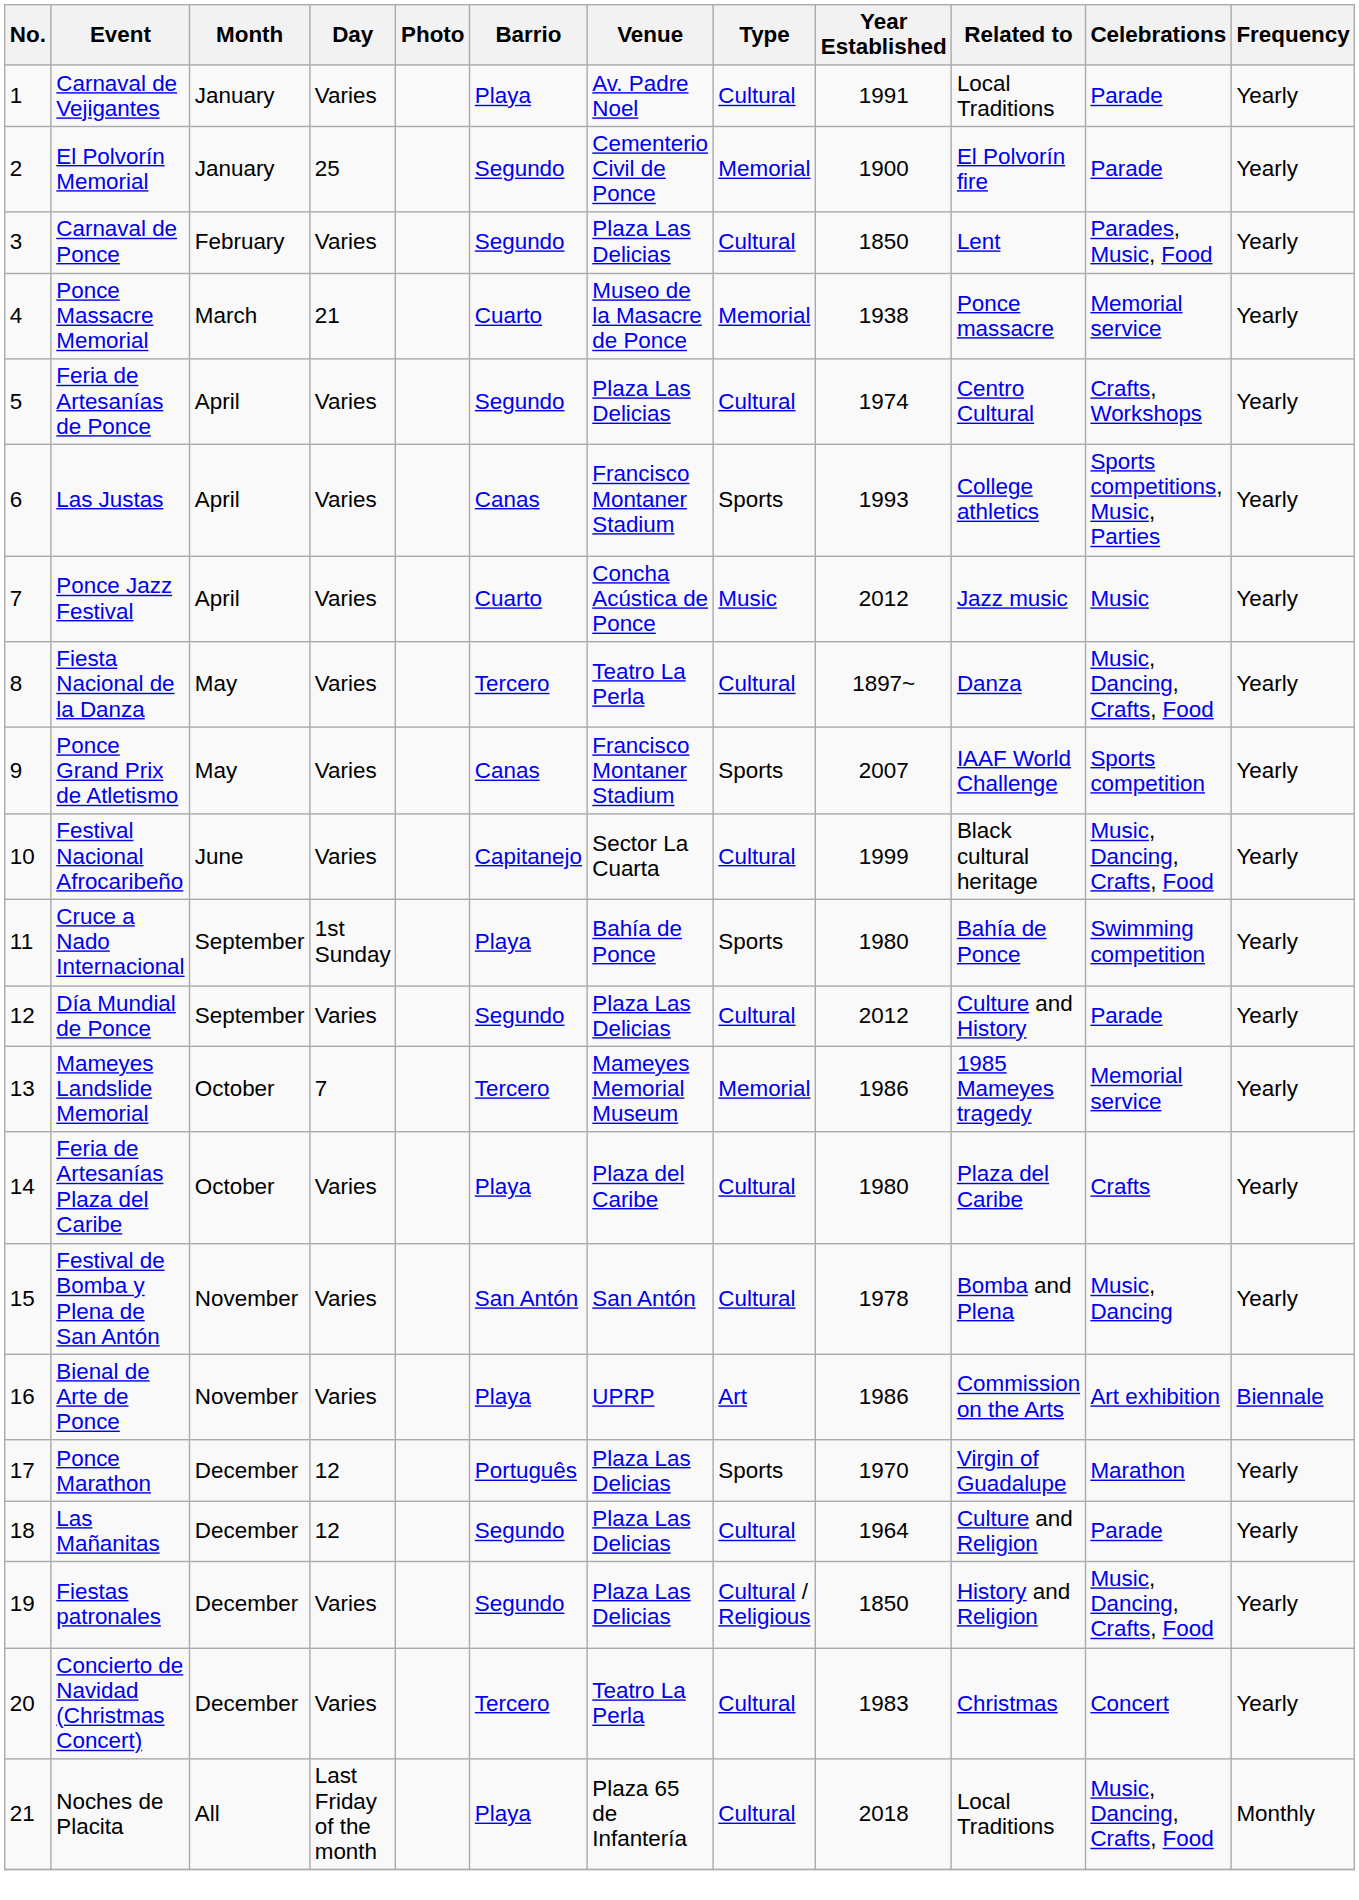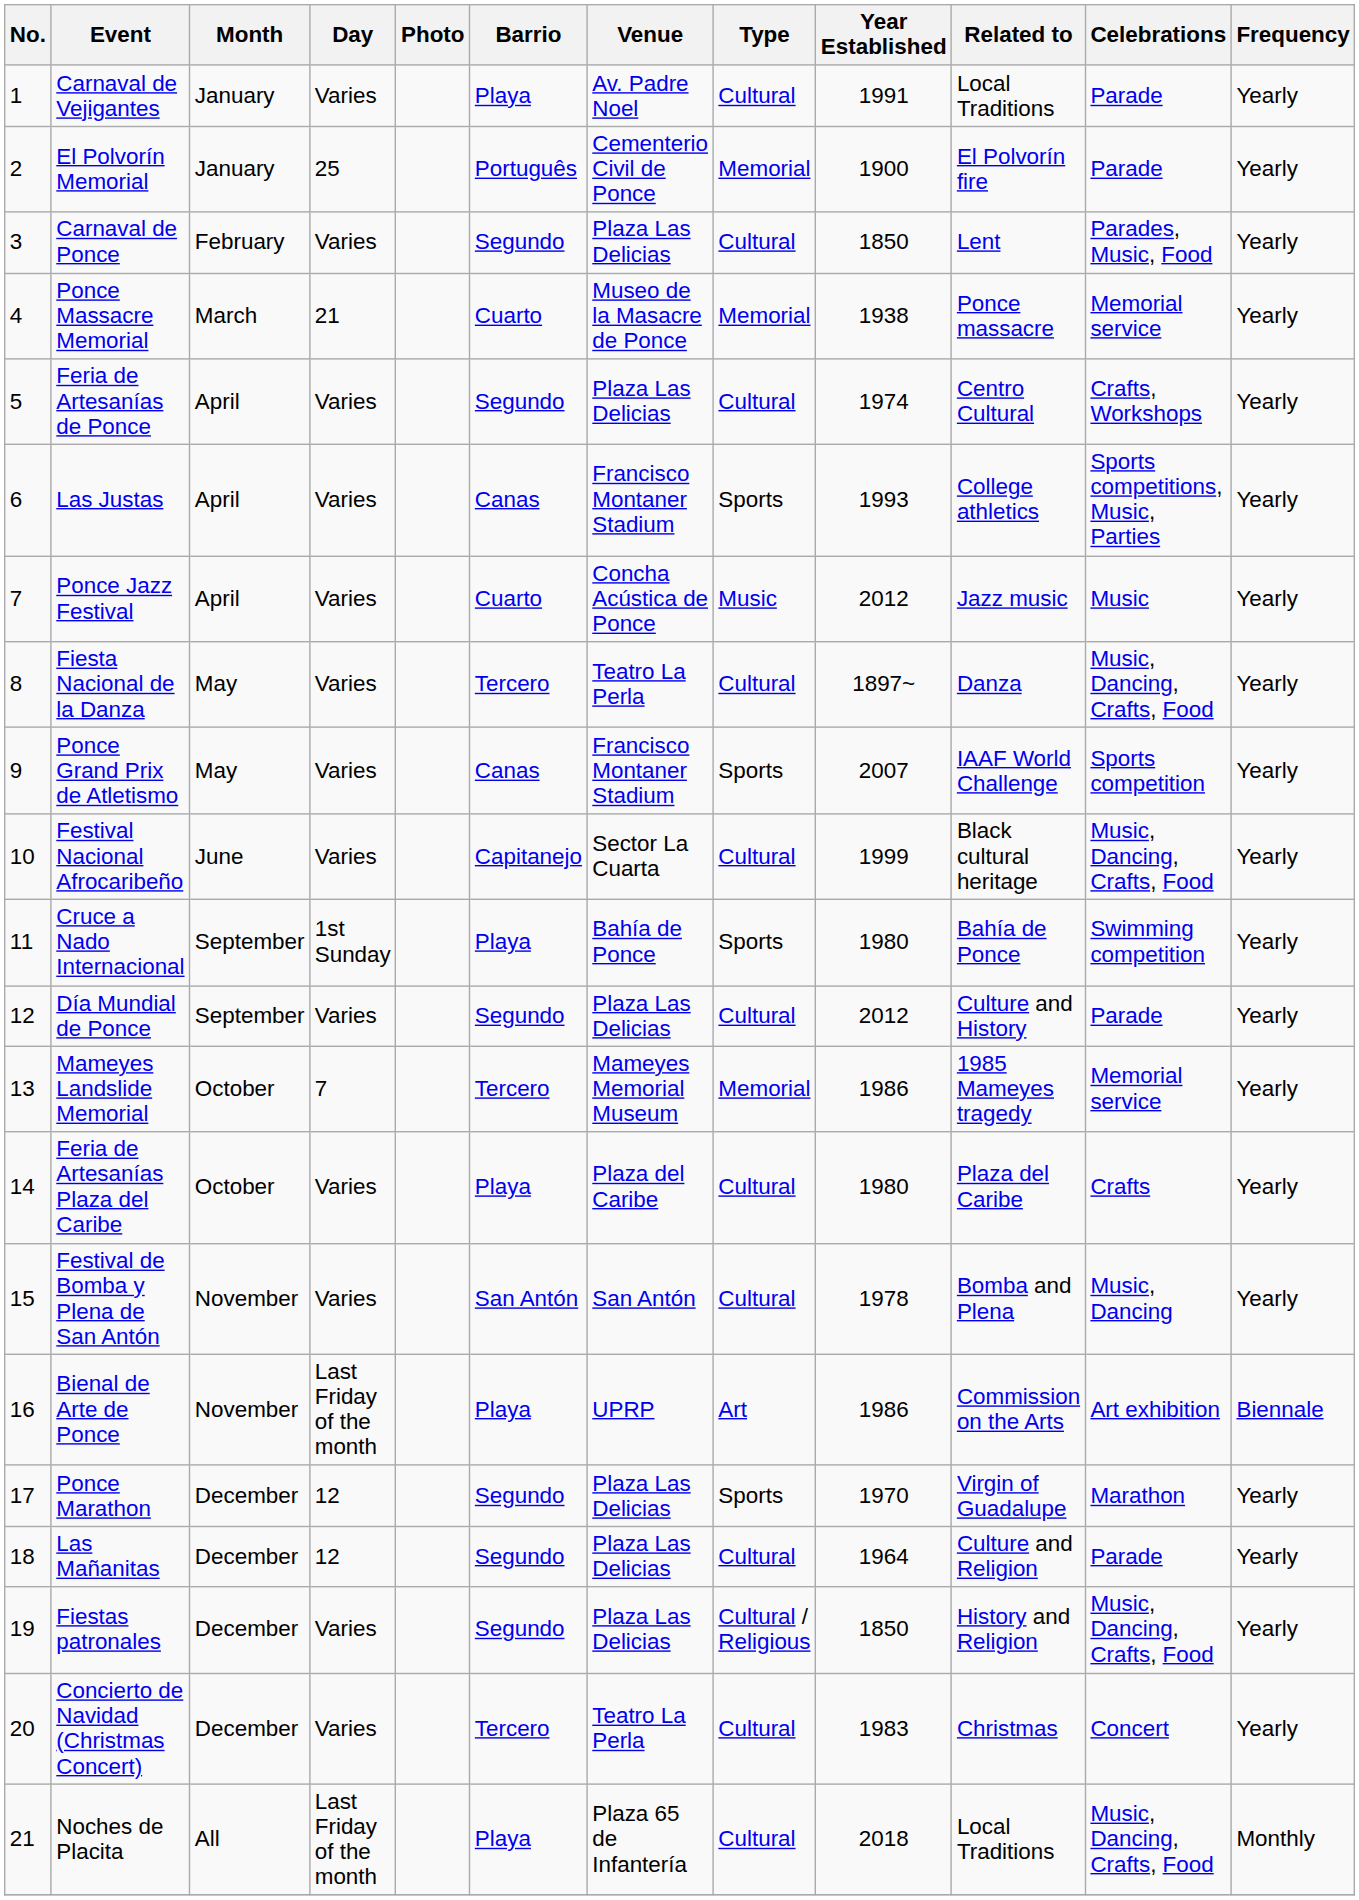(520, 168) Segundo -> (526, 168) Português
(346, 1397) Varies -> (346, 1409) Last Friday of the month
(526, 1470) Português -> (520, 1495) Segundo
